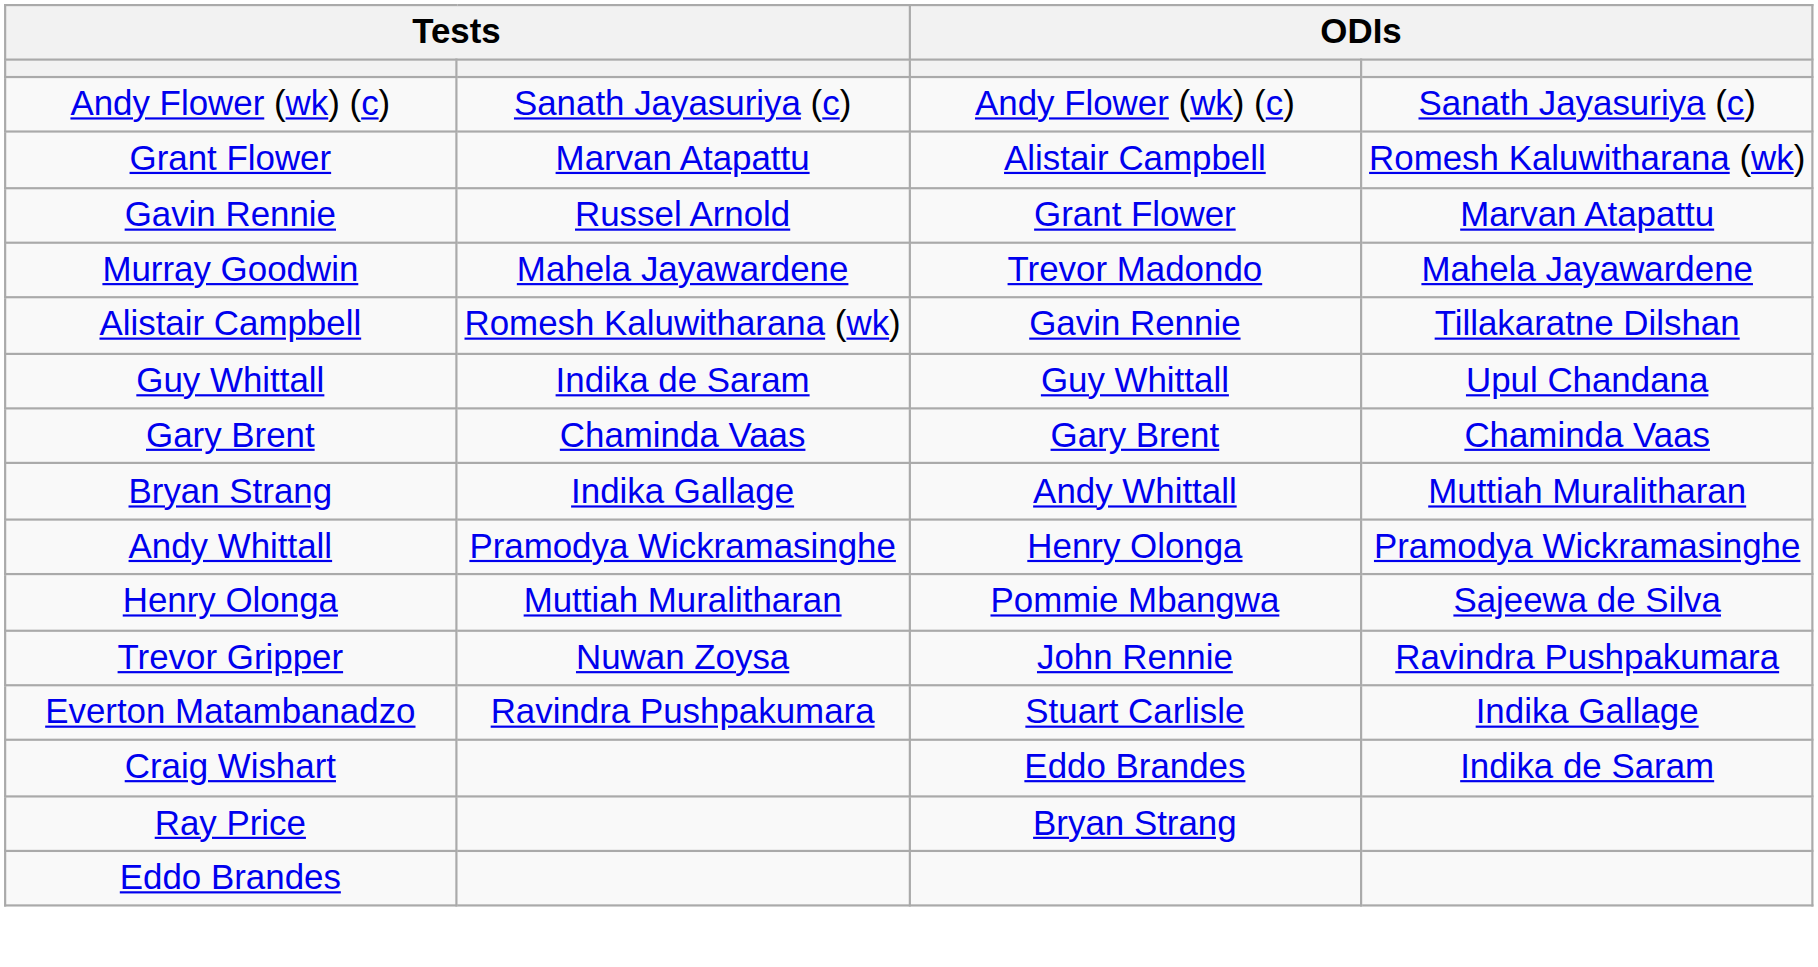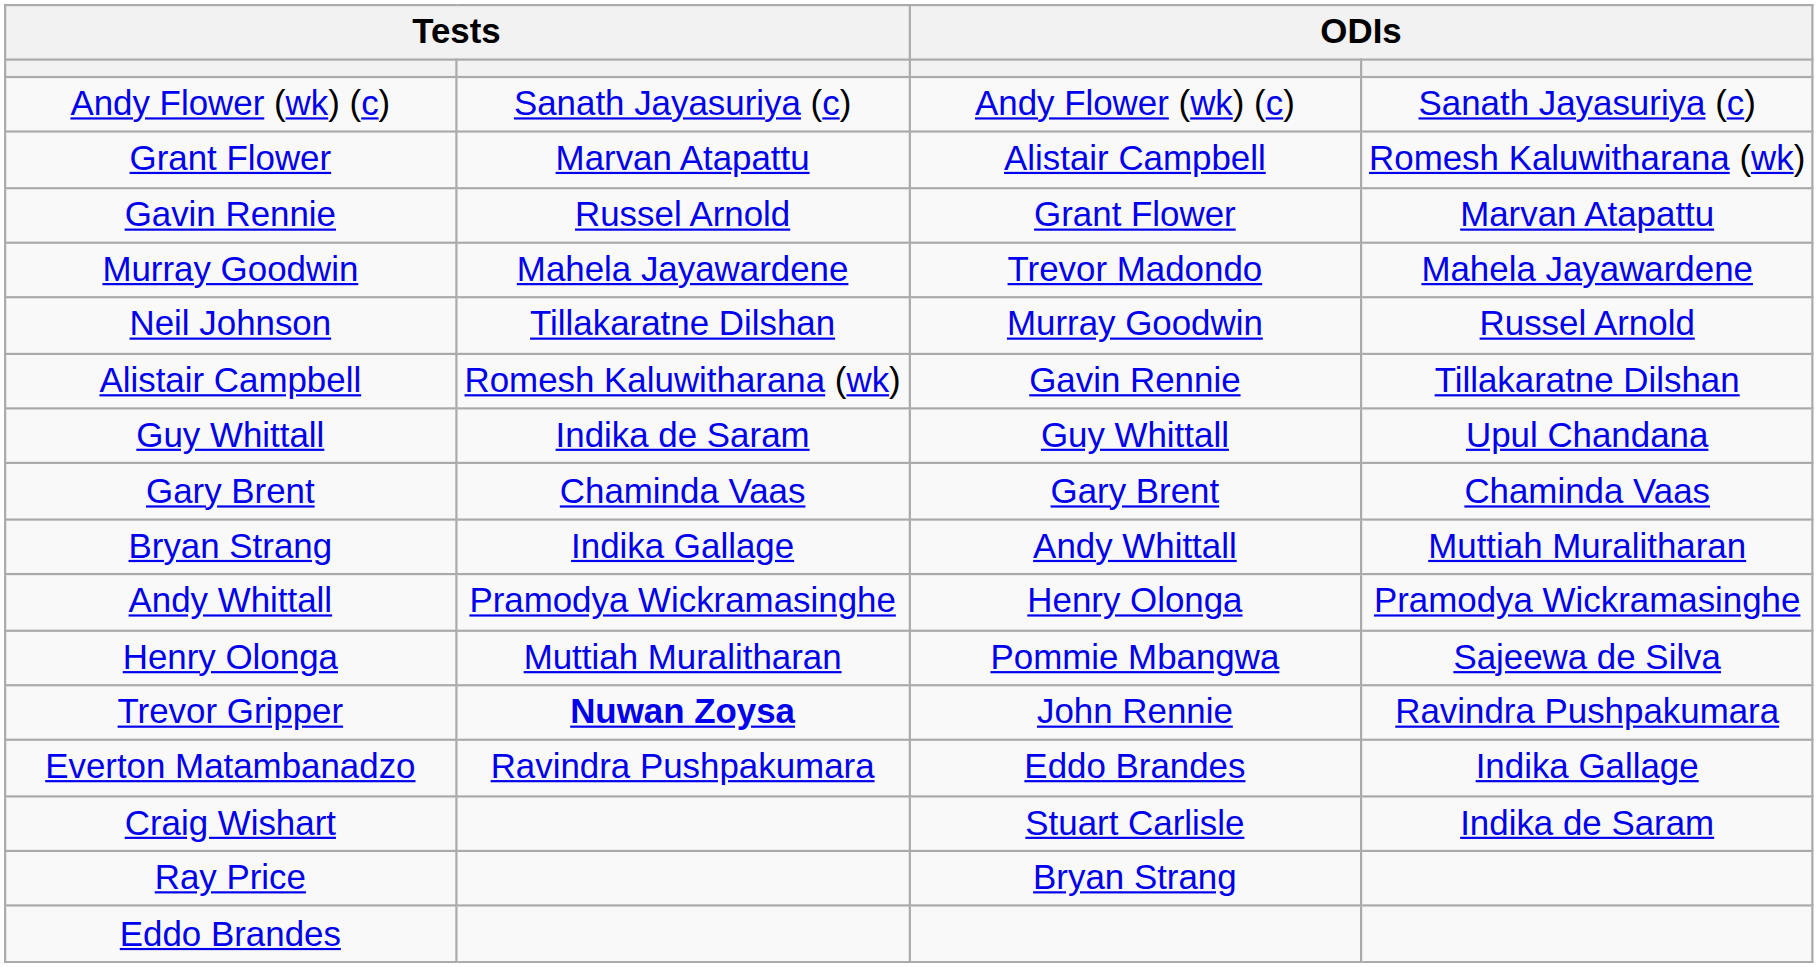+ row: (230, 324)
(683, 656) normal -> (683, 712) bold
(1135, 712) Stuart Carlisle -> (1135, 767) Eddo Brandes
(1135, 767) Eddo Brandes -> (1135, 822) Stuart Carlisle
